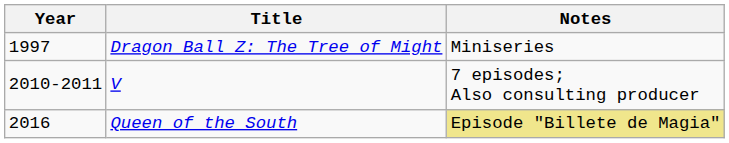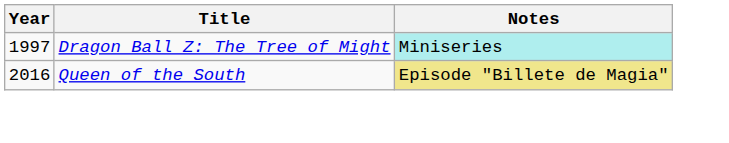(503, 47) no background -> (451, 47) paleturquoise background
- row: (116, 85)
